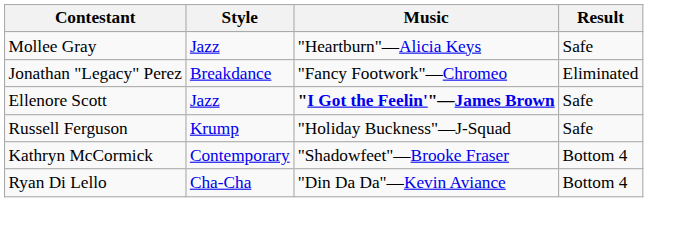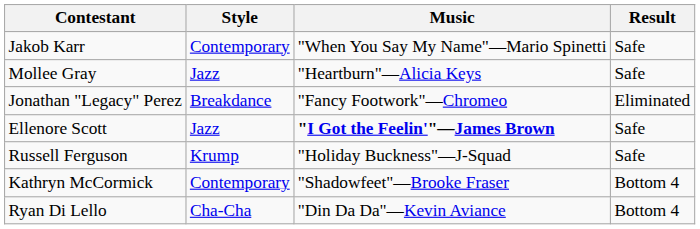+ row: (47, 45)
